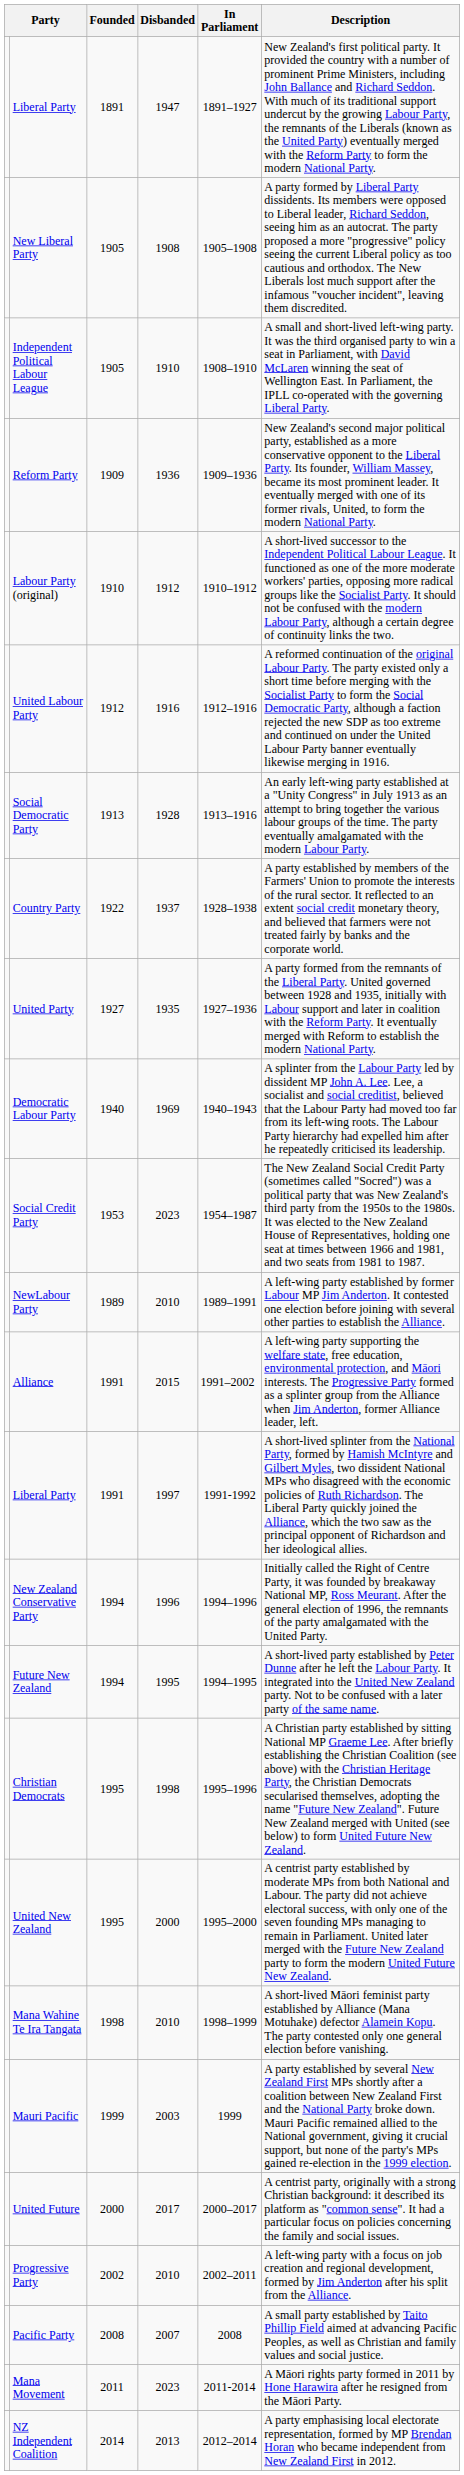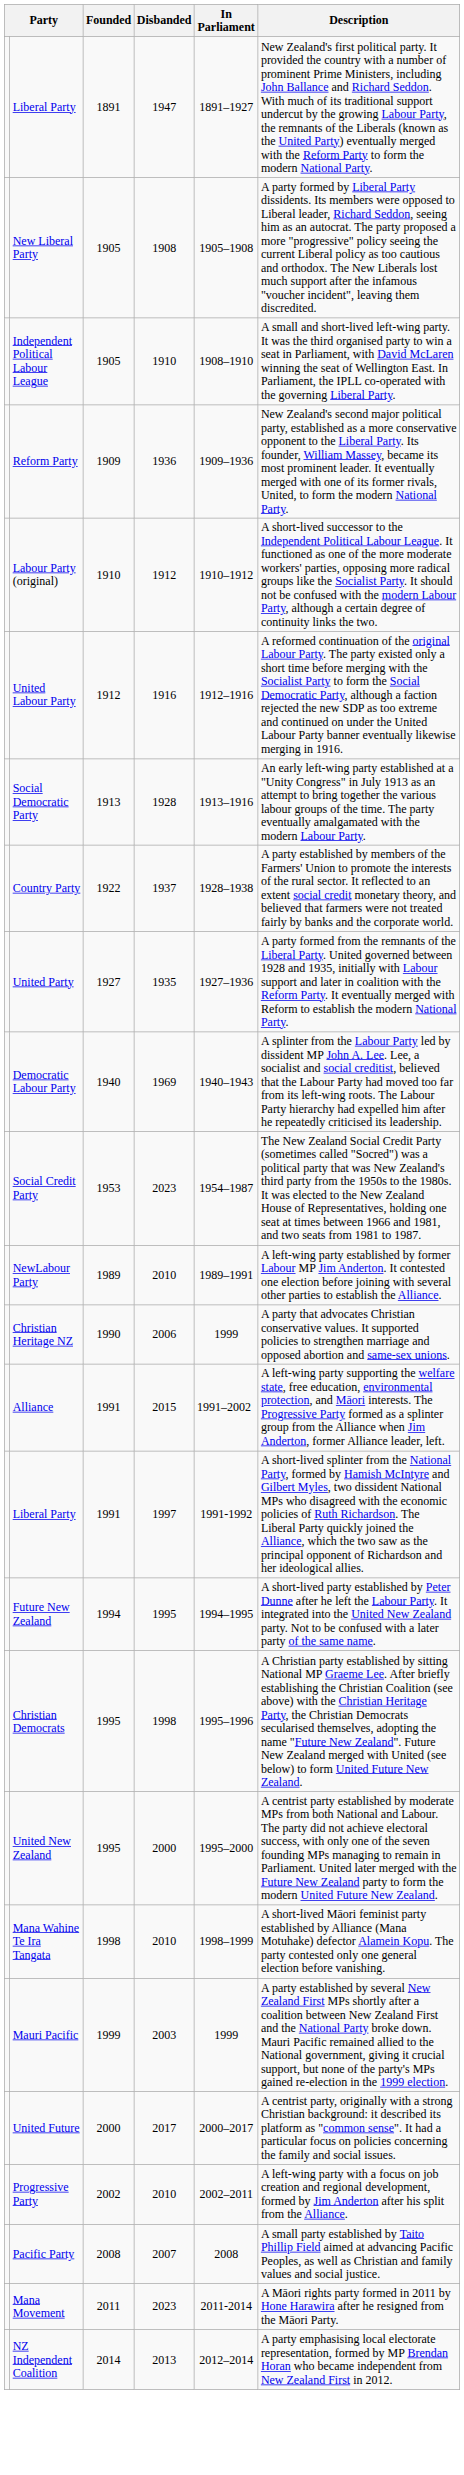+ row: (43, 1334)
- row: (45, 1602)
